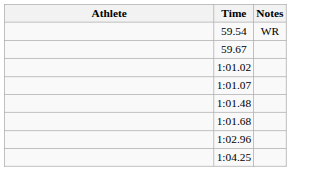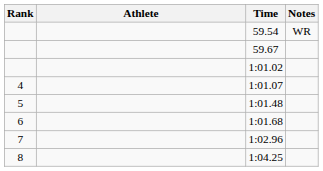+ column: (20, 13)
